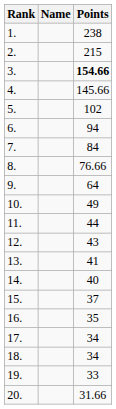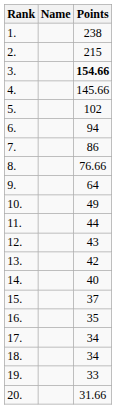(93, 147) 84 -> (93, 147) 86
(93, 261) 41 -> (93, 261) 42
